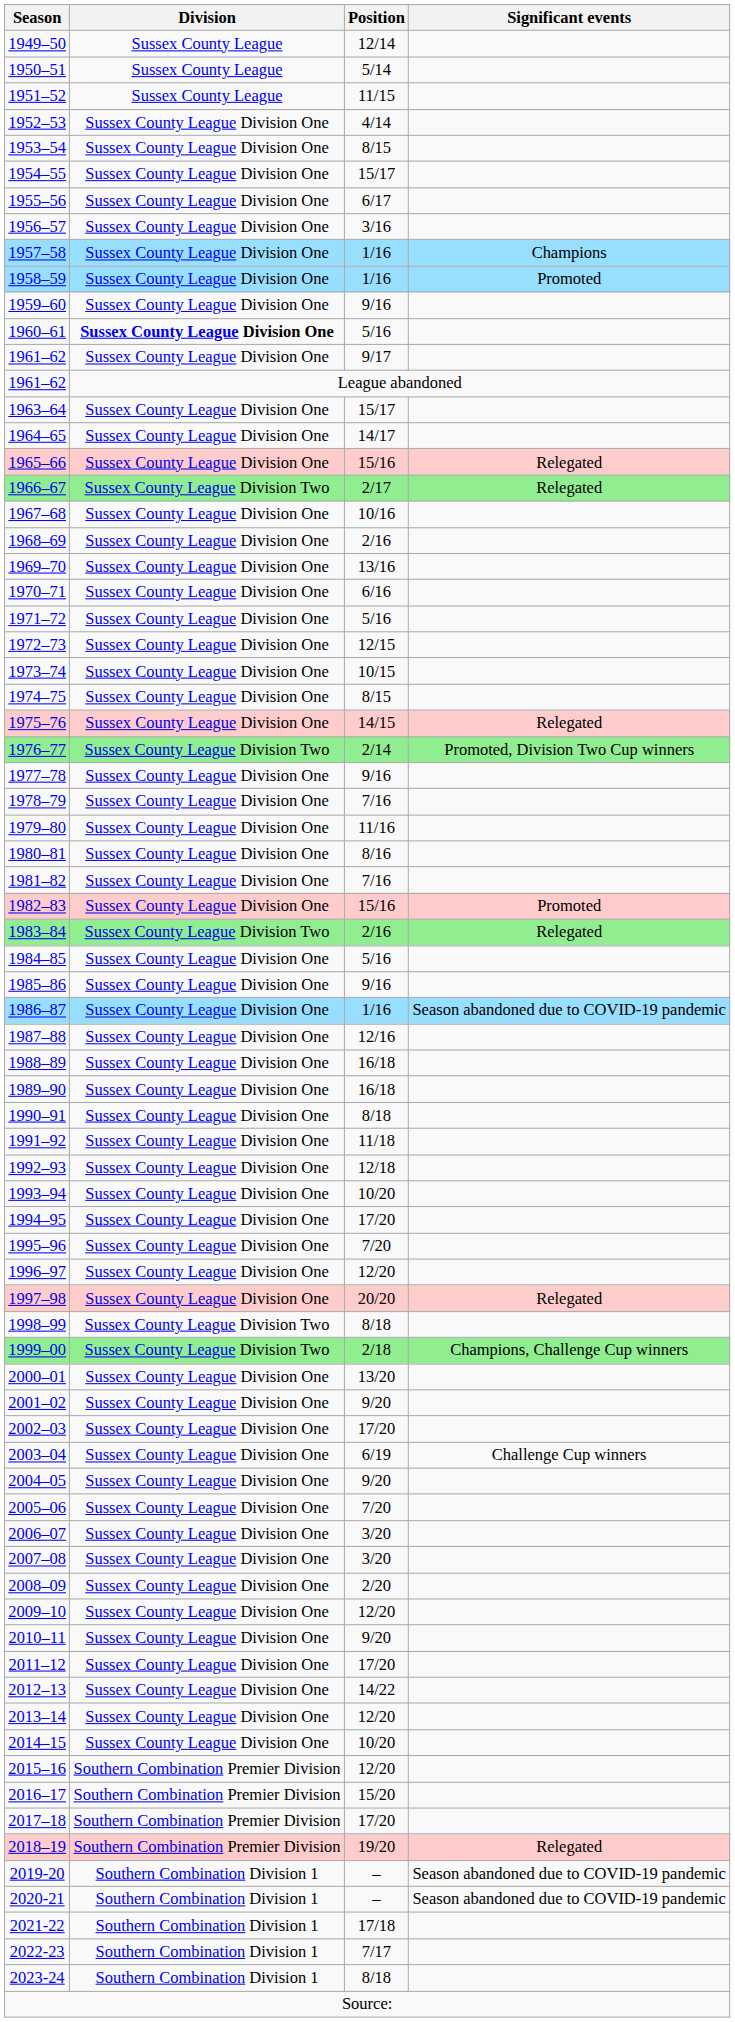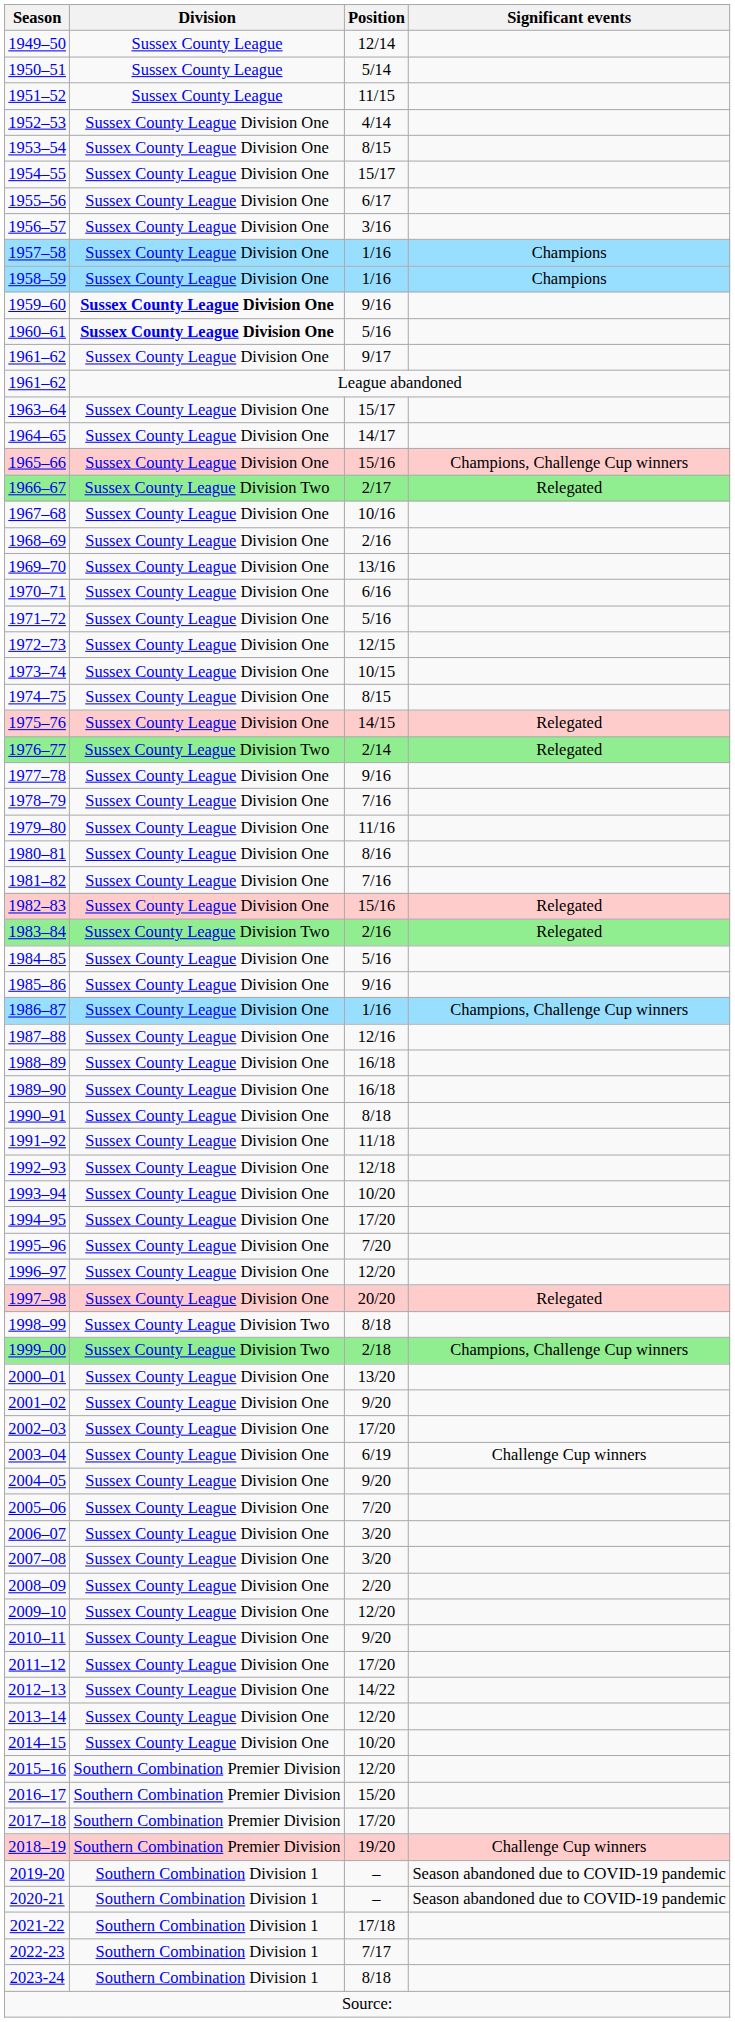(569, 278) Promoted -> (569, 278) Champions
(207, 305) normal -> (207, 305) bold
(569, 461) Relegated -> (569, 461) Champions, Challenge Cup winners
(569, 749) Promoted, Division Two Cup winners -> (569, 749) Relegated
(569, 906) Promoted -> (569, 906) Relegated
(569, 1010) Season abandoned due to COVID-19 pandemic -> (569, 1010) Champions, Challenge Cup winners
(569, 1847) Relegated -> (569, 1847) Challenge Cup winners
